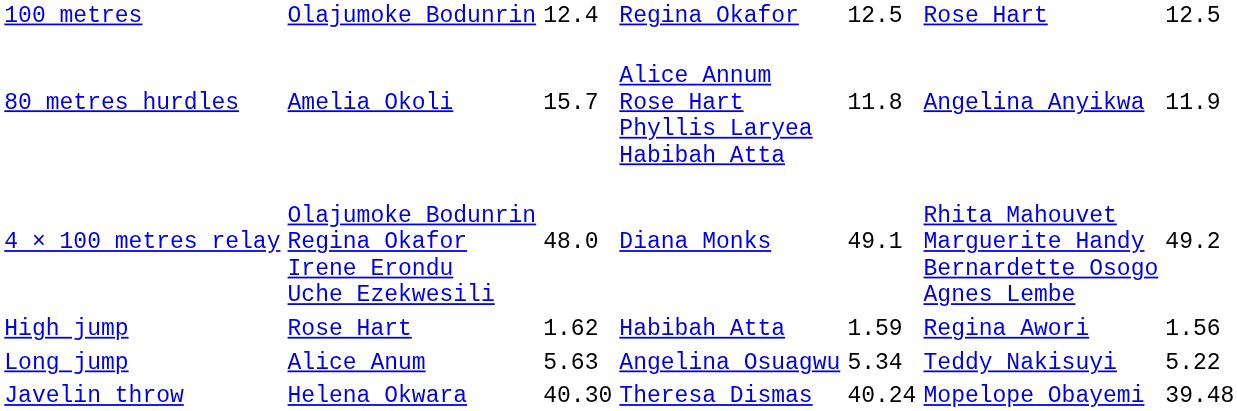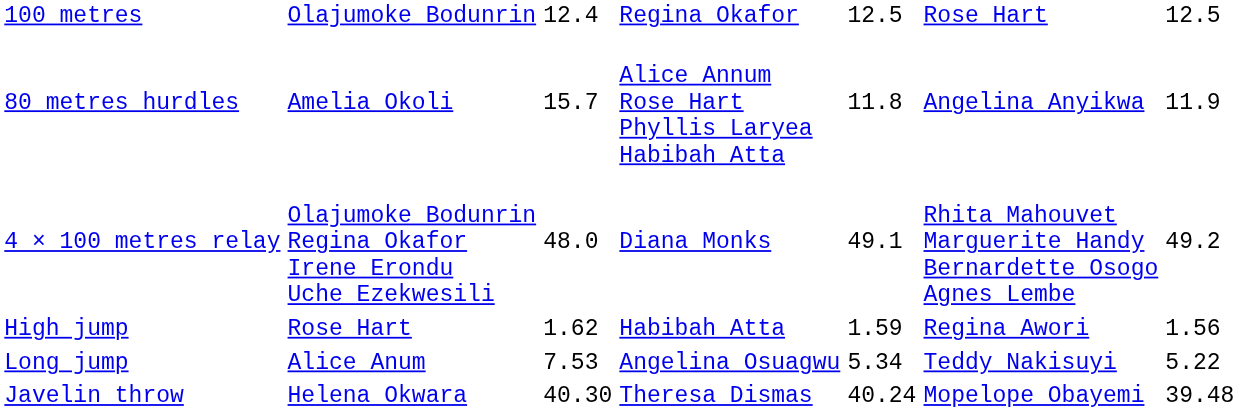(571, 363) 5.63 -> (571, 363) 7.53
